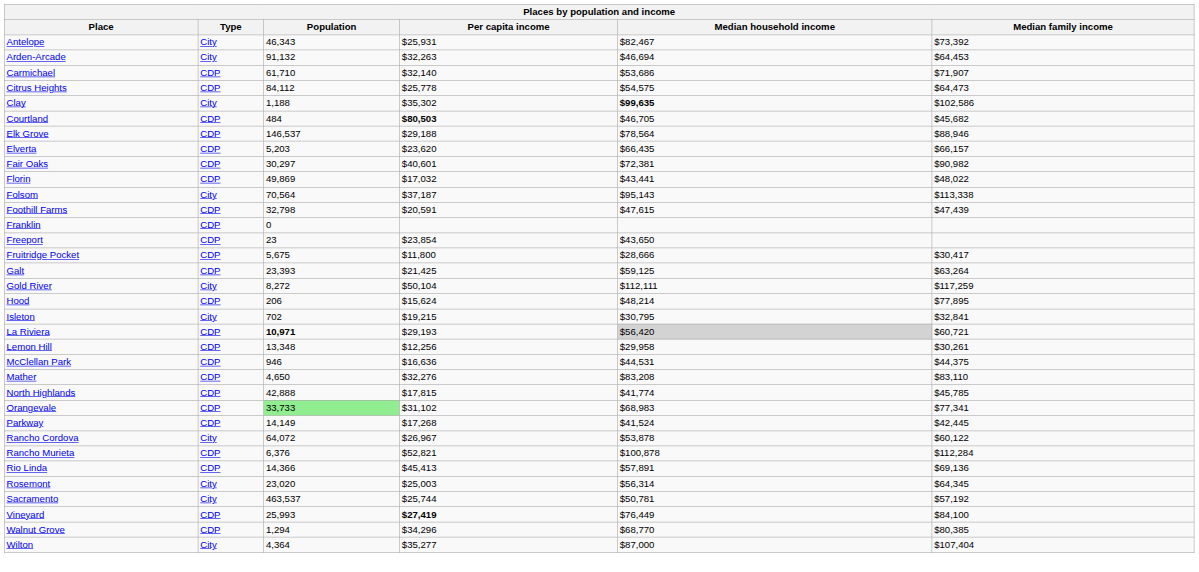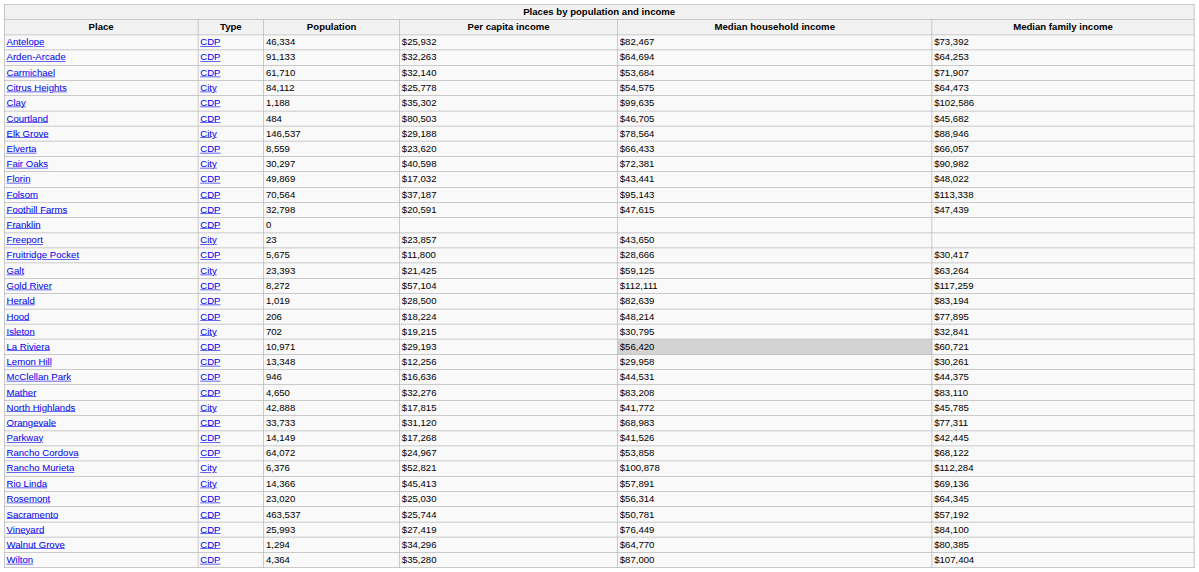(208, 42) City -> (210, 42) CDP
(281, 42) 46,343 -> (281, 42) 46,334
(419, 42) $25,931 -> (419, 42) $25,932
(208, 57) City -> (210, 57) CDP
(281, 57) 91,132 -> (281, 57) 91,133
(637, 57) $46,694 -> (637, 57) $64,694
(952, 57) $64,453 -> (952, 57) $64,253
(637, 73) $53,686 -> (637, 73) $53,684
(210, 88) CDP -> (208, 88) City
(208, 103) City -> (210, 103) CDP
(637, 103) bold -> (637, 103) normal
(419, 118) bold -> (419, 118) normal
(210, 133) CDP -> (208, 133) City
(278, 149) 5,203 -> (278, 149) 8,559
(637, 149) $66,435 -> (637, 149) $66,433
(952, 149) $66,157 -> (952, 149) $66,057
(210, 164) CDP -> (208, 164) City
(419, 164) $40,601 -> (419, 164) $40,598
(208, 194) City -> (210, 194) CDP
(210, 240) CDP -> (208, 240) City
(419, 240) $23,854 -> (419, 240) $23,857
(210, 270) CDP -> (208, 270) City
(208, 286) City -> (210, 286) CDP
(419, 286) $50,104 -> (419, 286) $57,104
+ row: (21, 301)
(419, 301) $15,624 -> (419, 316) $18,224
(281, 331) bold -> (281, 347) normal
(210, 392) CDP -> (208, 407) City
(637, 392) $41,774 -> (637, 407) $41,772
(281, 407) lightgreen background -> (281, 423) no background
(419, 407) $31,102 -> (419, 423) $31,120
(952, 407) $77,341 -> (951, 423) $77,311
(637, 423) $41,524 -> (637, 438) $41,526
(208, 438) City -> (210, 453) CDP
(419, 438) $26,967 -> (419, 453) $24,967
(637, 438) $53,878 -> (637, 453) $53,858
(952, 438) $60,122 -> (952, 453) $68,122
(210, 453) CDP -> (208, 468) City
(210, 468) CDP -> (208, 484) City
(208, 484) City -> (210, 499) CDP
(419, 484) $25,003 -> (419, 499) $25,030
(208, 499) City -> (210, 514) CDP
(419, 514) bold -> (419, 529) normal
(637, 529) $68,770 -> (637, 544) $64,770
(208, 544) City -> (210, 560) CDP
(419, 544) $35,277 -> (419, 560) $35,280
